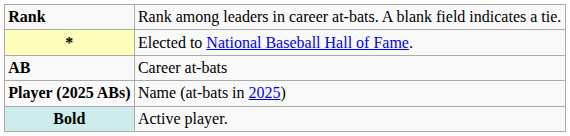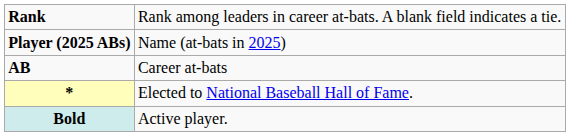rows swapped: (69, 93) <-> (69, 42)
